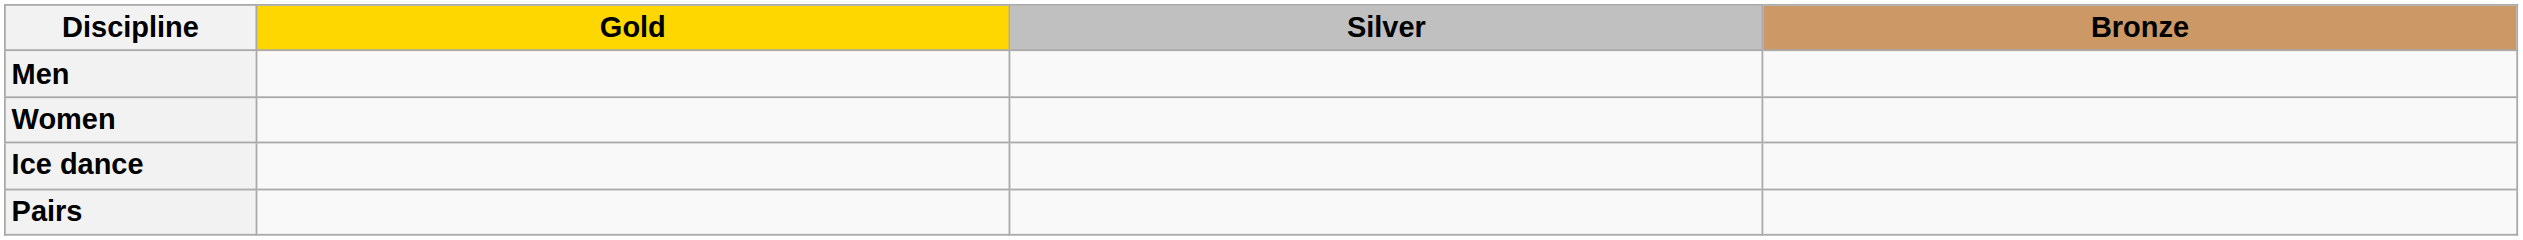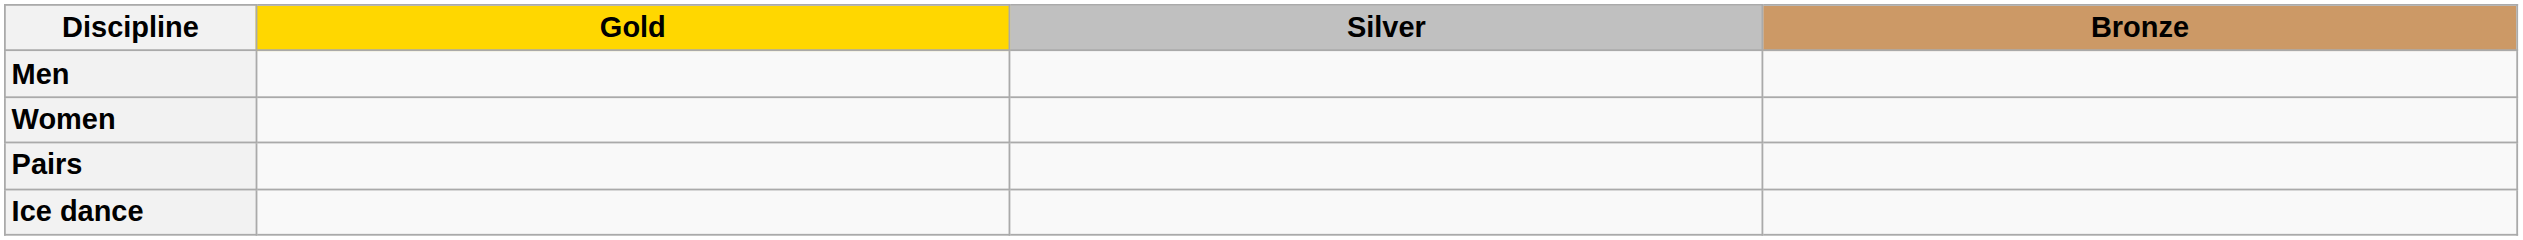rows swapped: (47, 211) <-> (78, 165)
